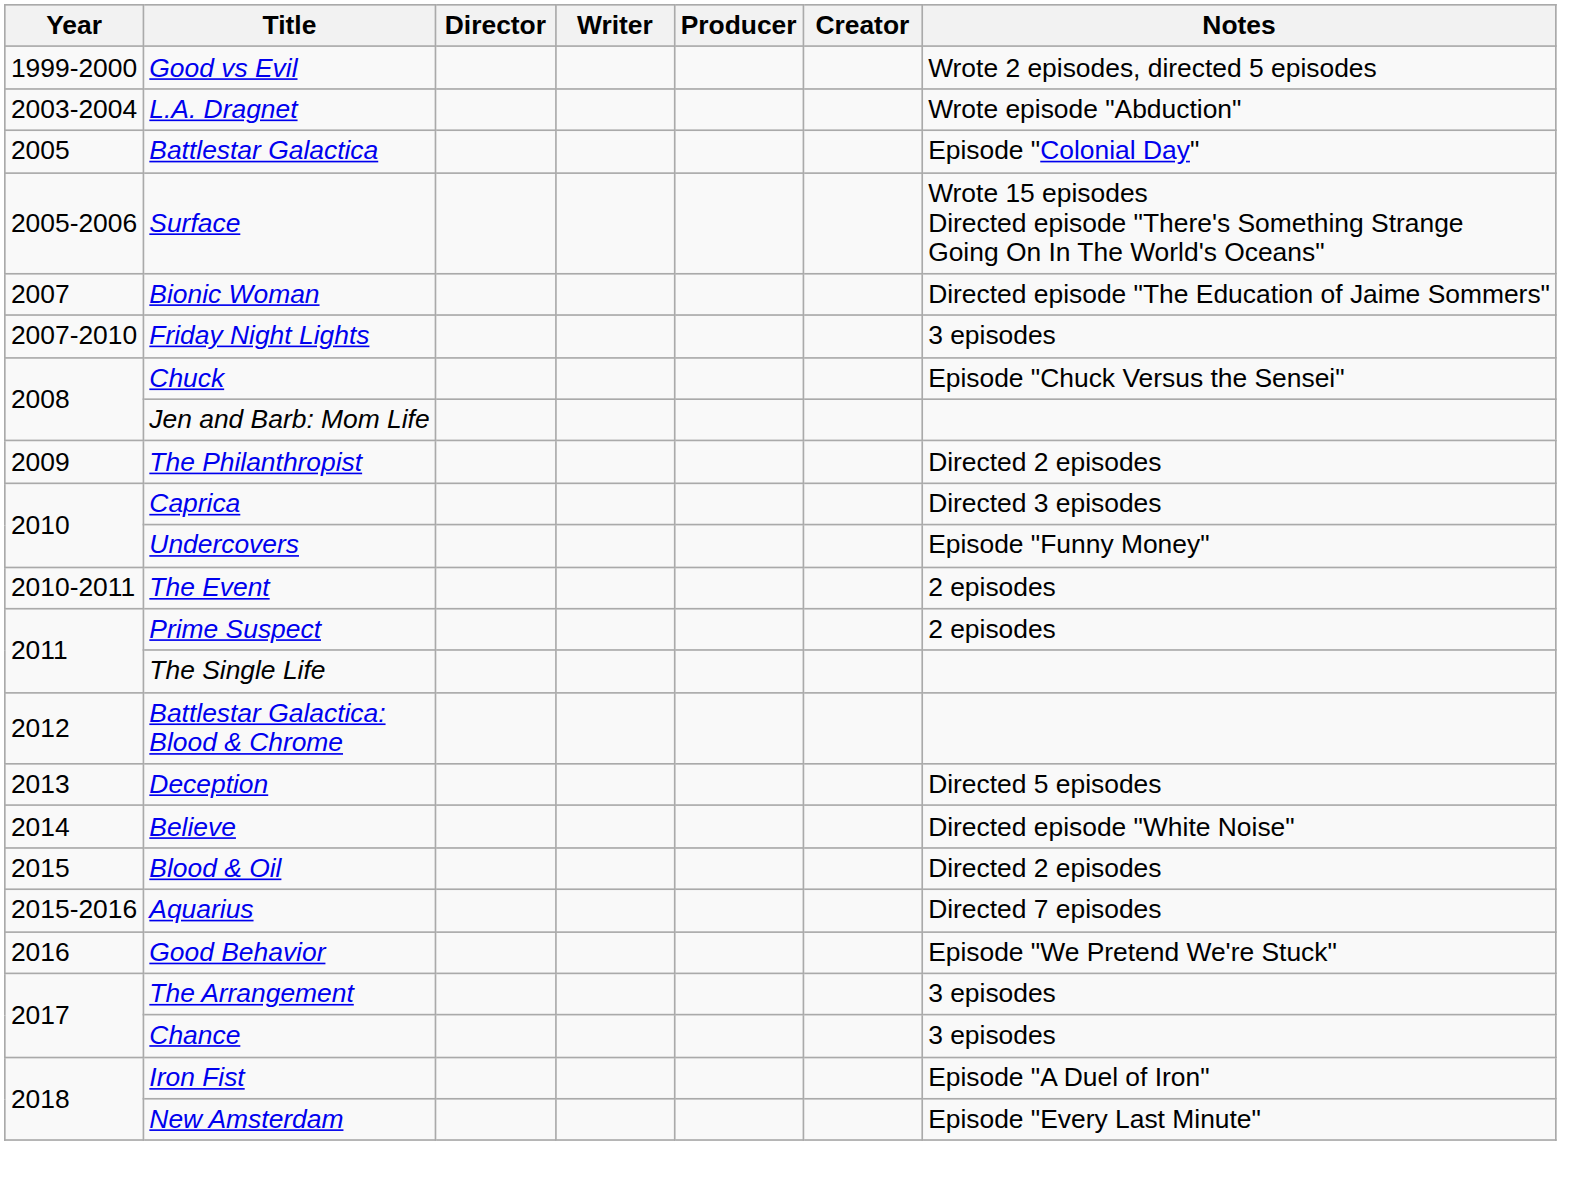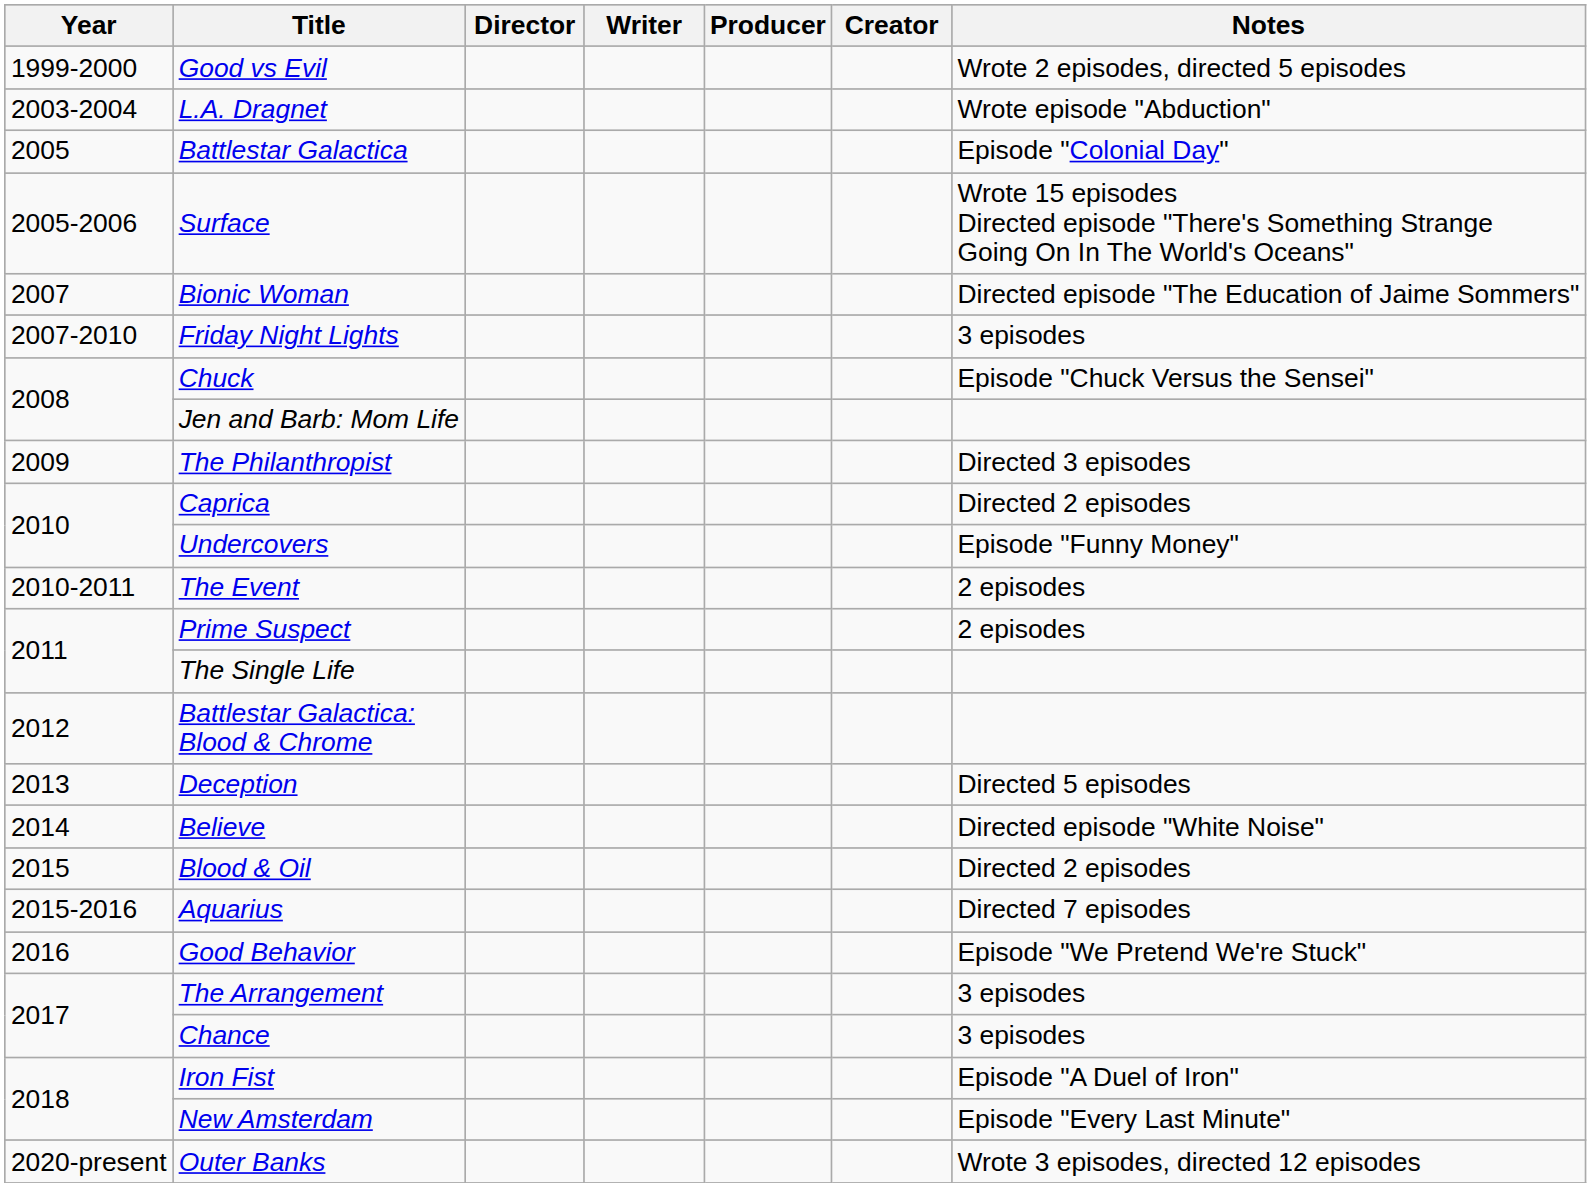(1045, 461) Directed 2 episodes -> (1074, 461) Directed 3 episodes
(1045, 503) Directed 3 episodes -> (1074, 503) Directed 2 episodes
+ row: (252, 1161)
